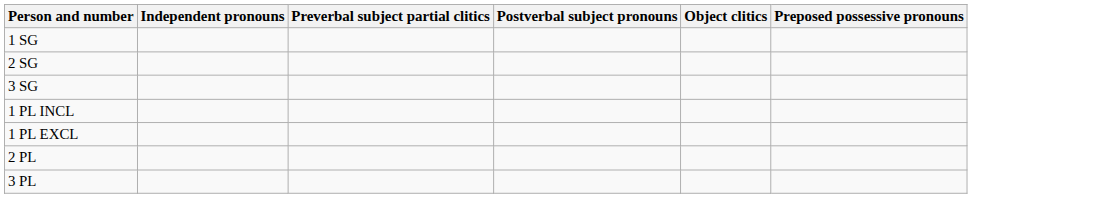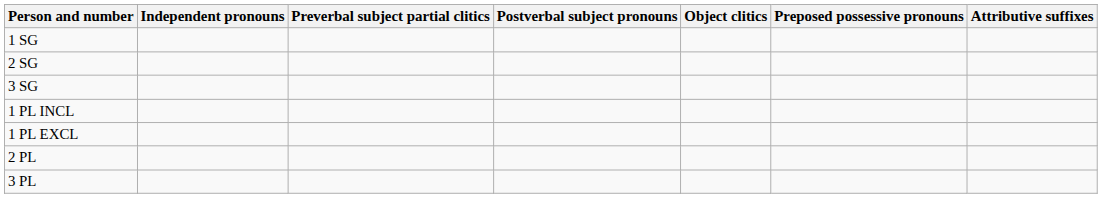+ column: (1032, 16)
